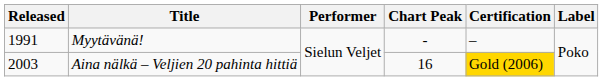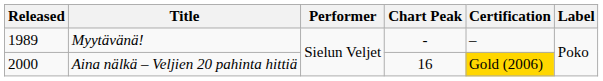(23, 40) 1991 -> (23, 40) 1989
(23, 64) 2003 -> (23, 64) 2000
